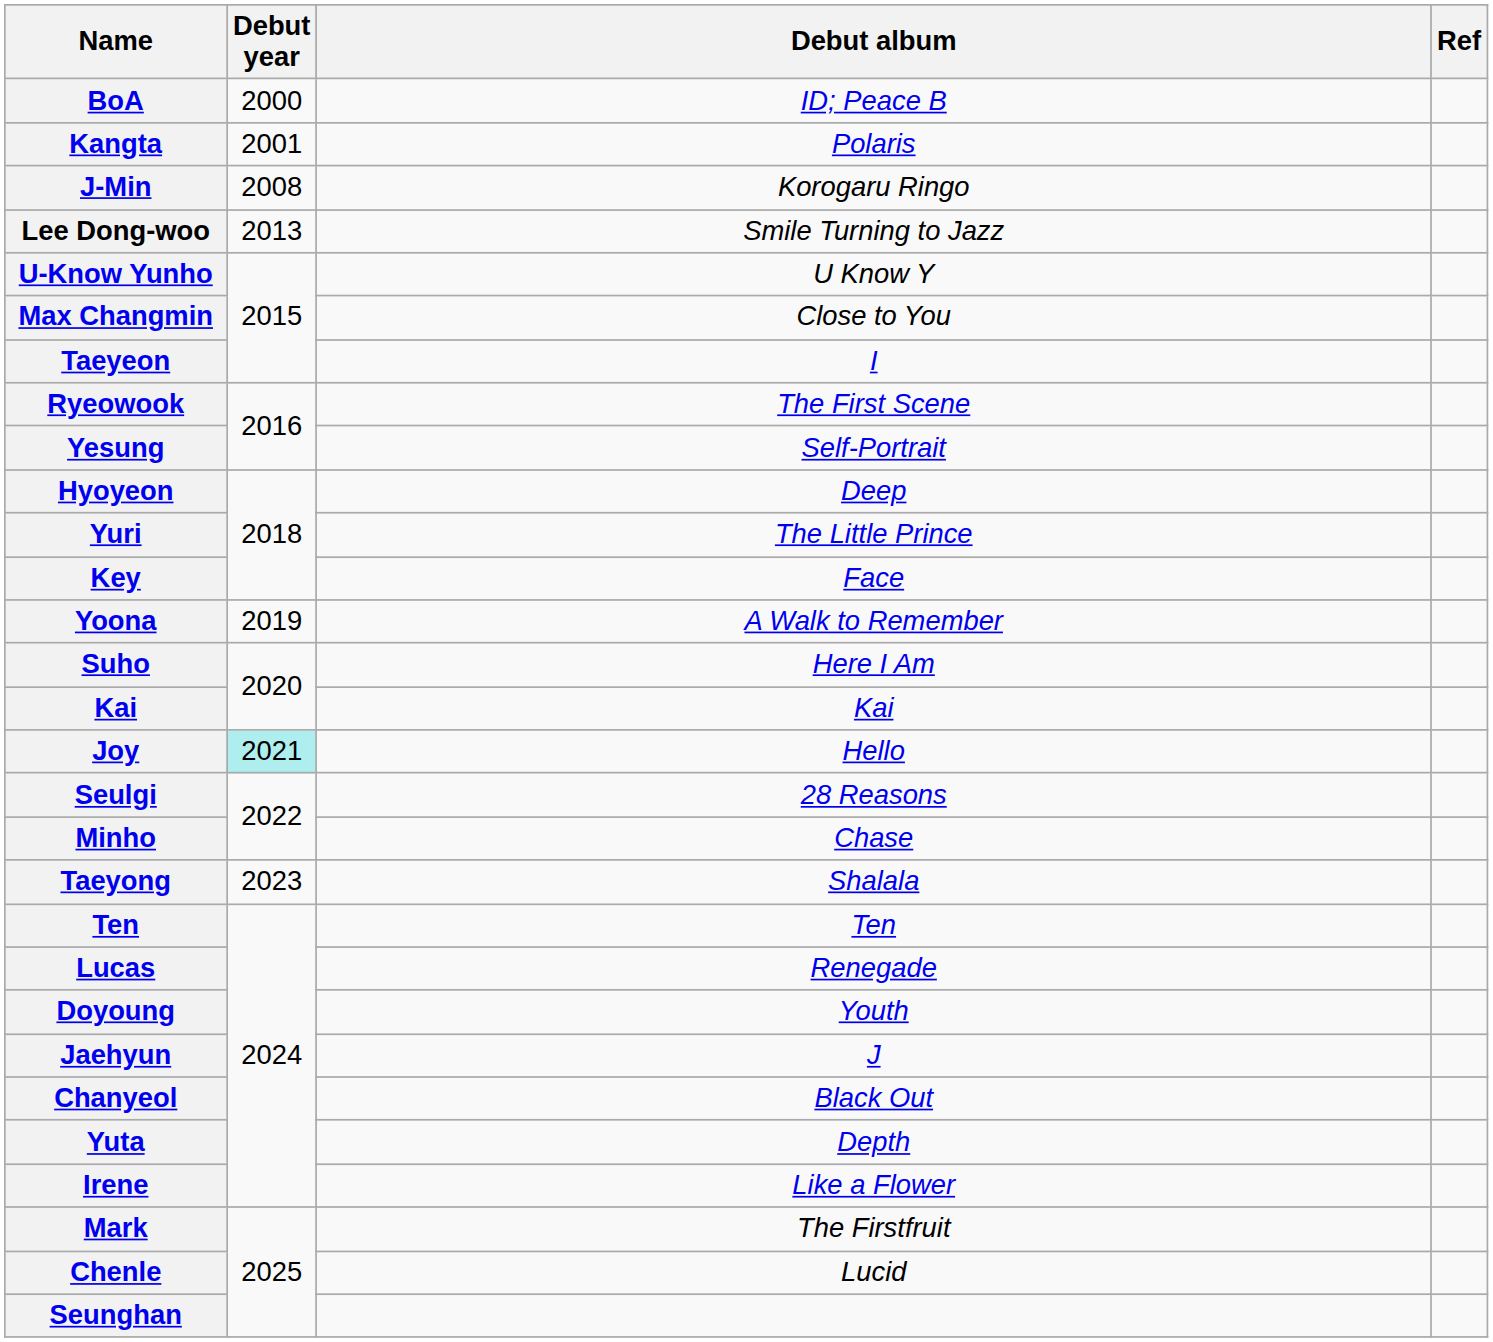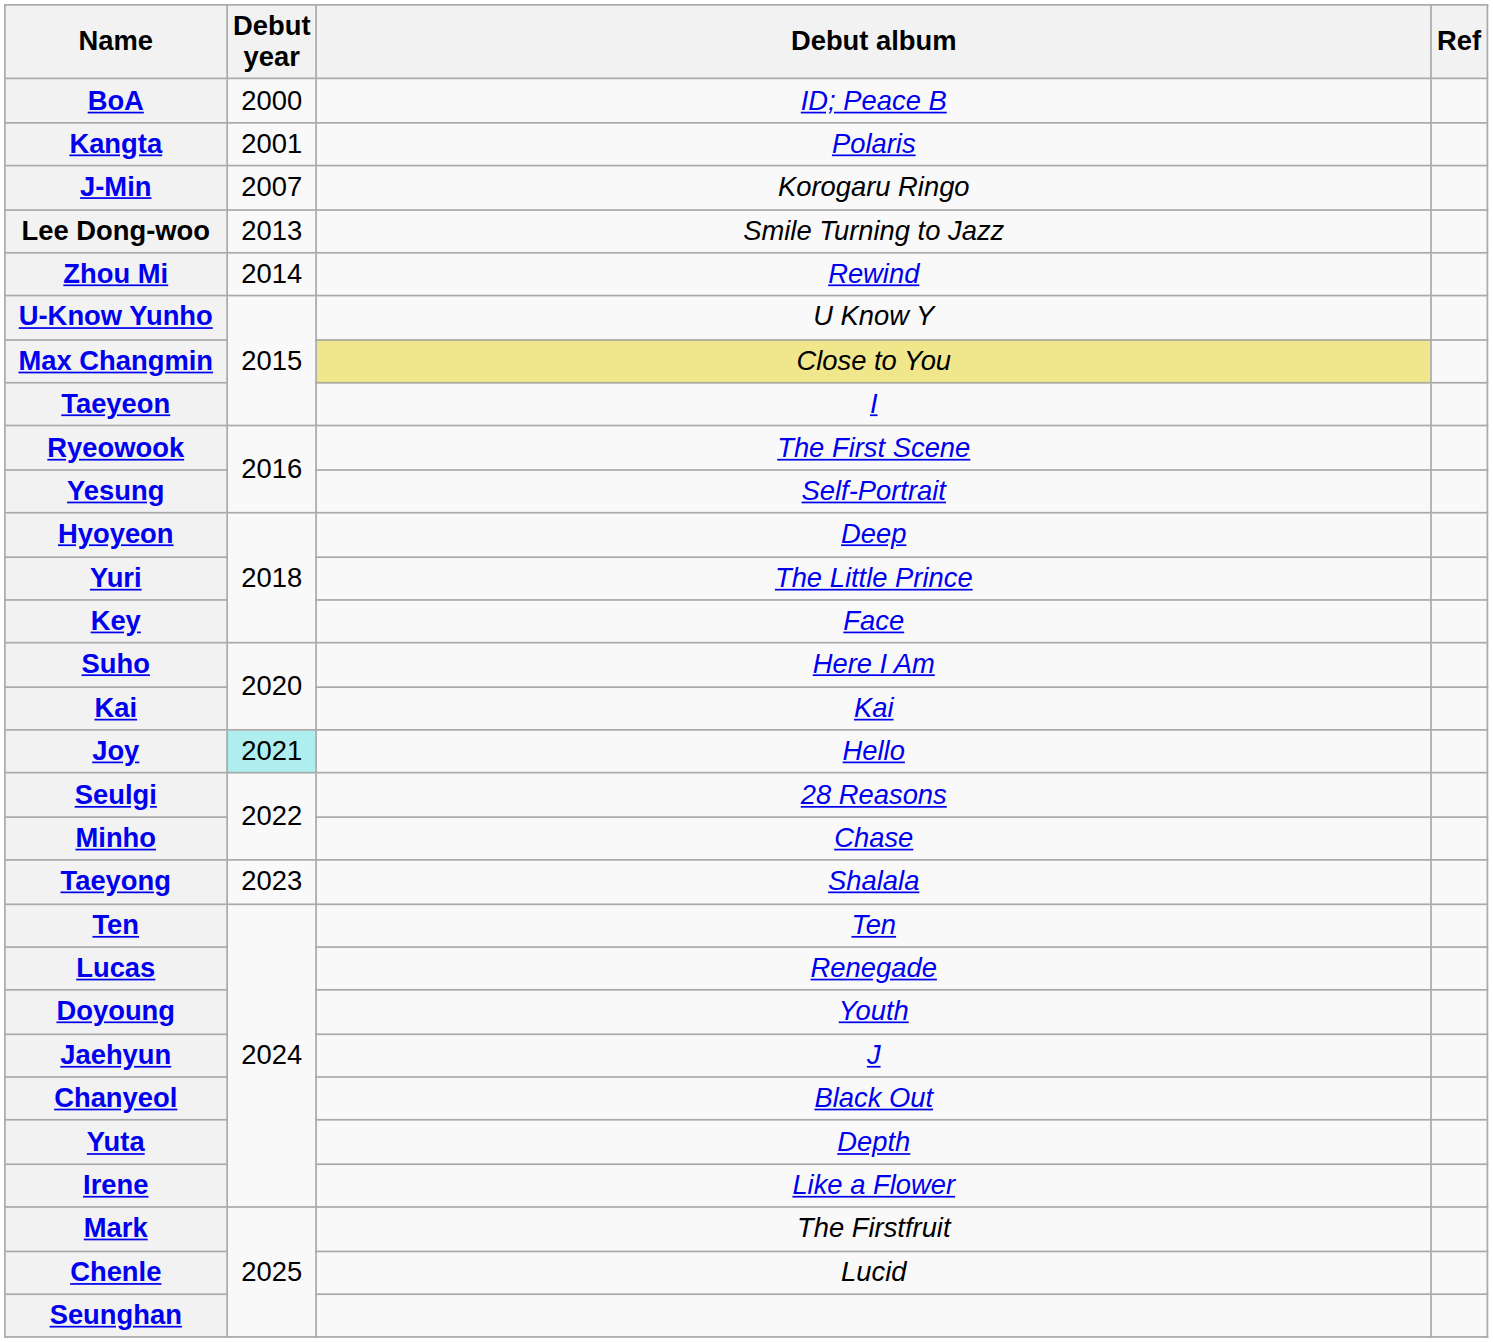(272, 187) 2008 -> (272, 187) 2007
+ row: (116, 273)
(874, 317) no background -> (874, 360) khaki background
- row: (116, 621)
